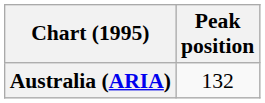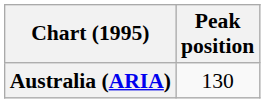(218, 80) 132 -> (218, 80) 130
